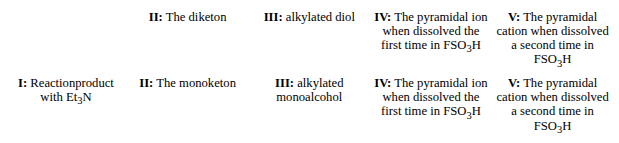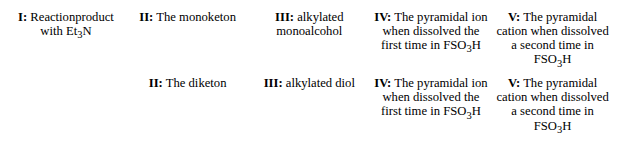rows swapped: (188, 83) <-> (188, 16)
